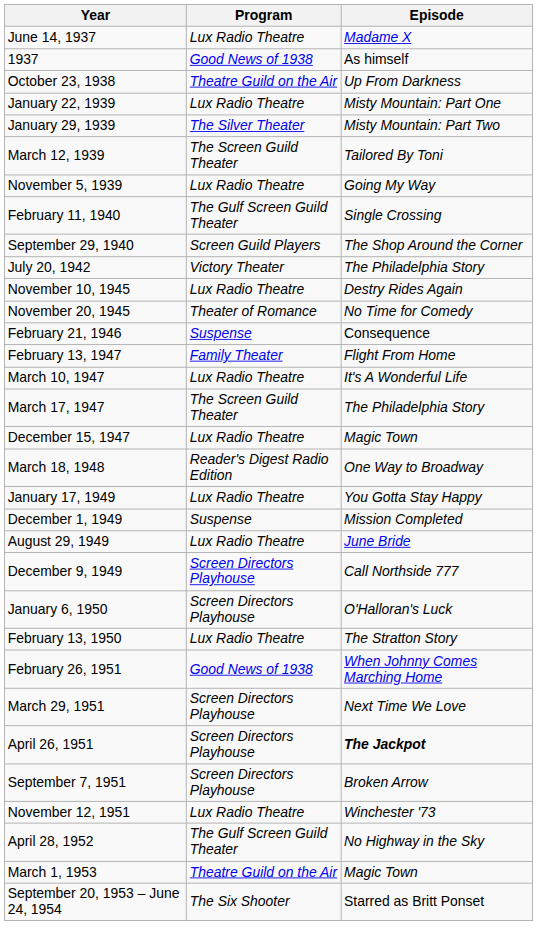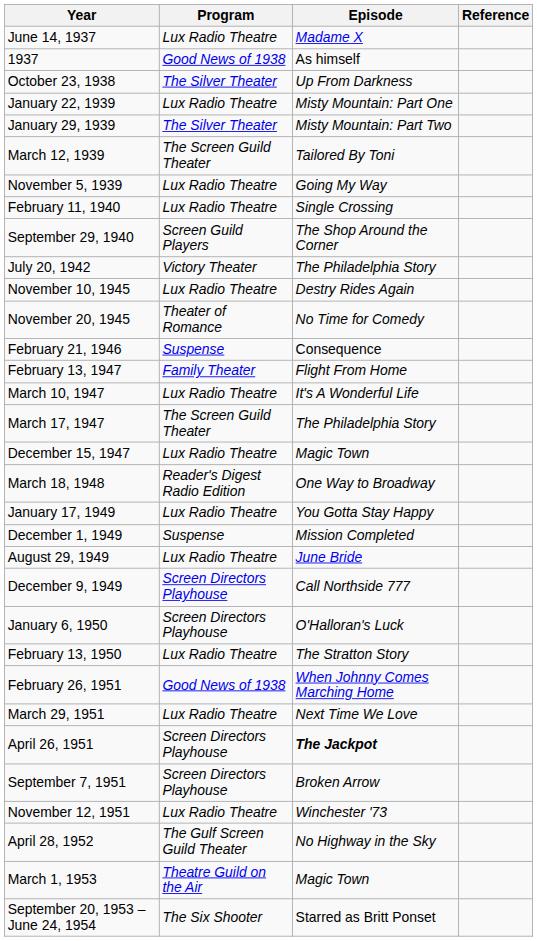+ column: (496, 15)
(263, 81) Theatre Guild on the Air -> (220, 81) The Silver Theater
(259, 215) The Gulf Screen Guild Theater -> (220, 207) Lux Radio Theatre
(242, 706) Screen Directors Playhouse -> (220, 714) Lux Radio Theatre
